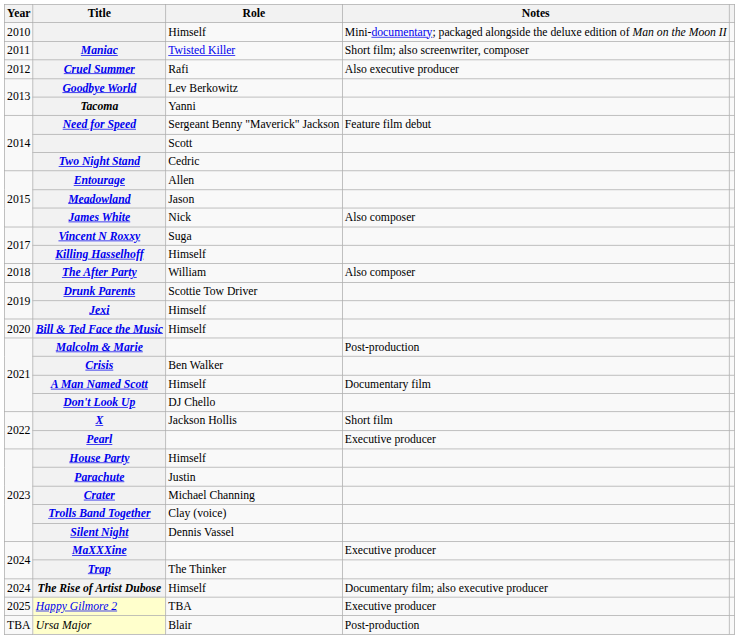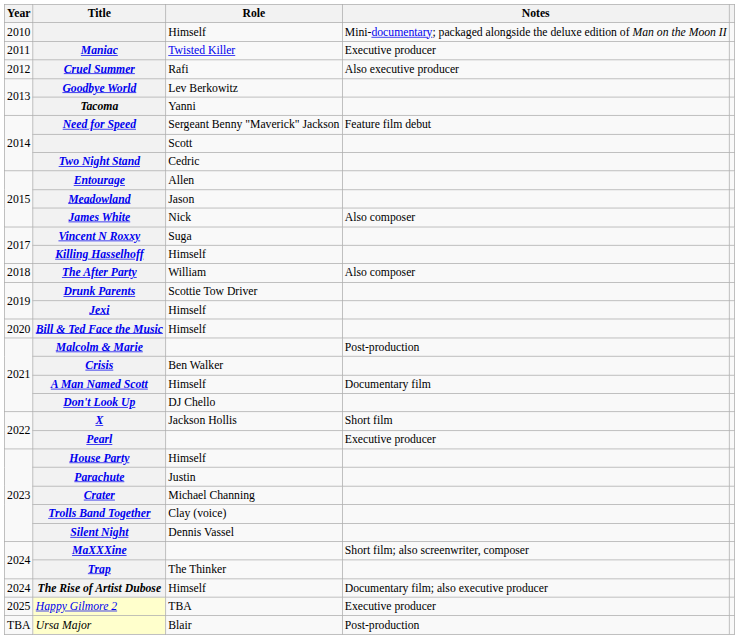(437, 50) Short film; also screenwriter, composer -> (390, 50) Executive producer
(390, 550) Executive producer -> (437, 550) Short film; also screenwriter, composer
